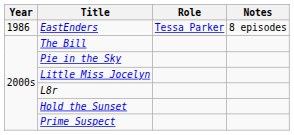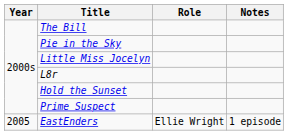- row: (18, 28)
+ row: (18, 122)
